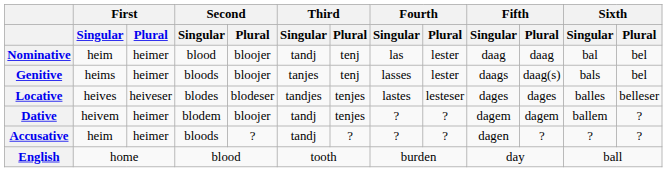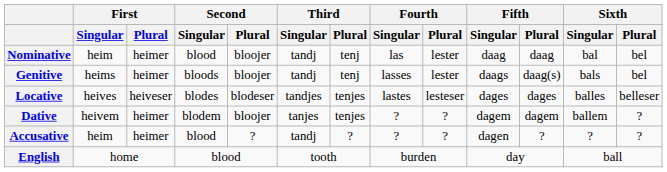(304, 75) tanjes -> (304, 75) tandj
(304, 116) tandj -> (304, 116) tanjes
(201, 136) bloods -> (201, 136) blood
